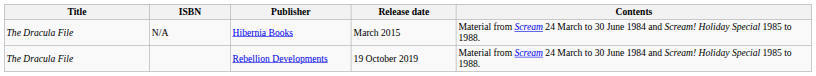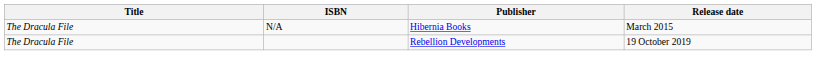- column: (634, 12)
